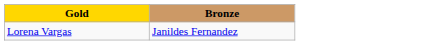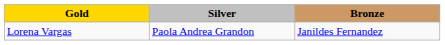+ column: (222, 13)
